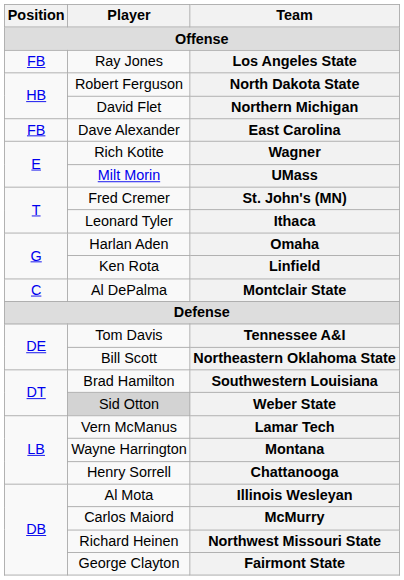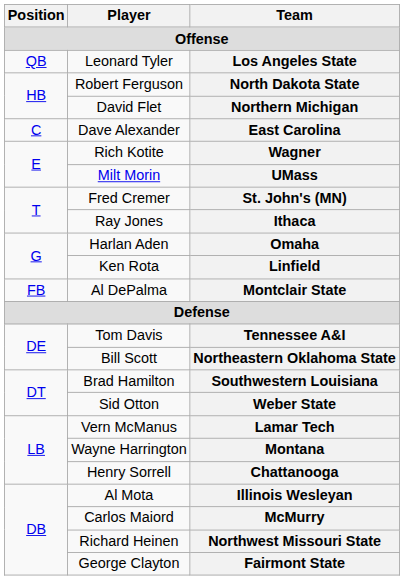(36, 61) FB -> (36, 61) QB
(129, 61) Ray Jones -> (129, 61) Leonard Tyler
(36, 130) FB -> (36, 130) C
(129, 221) Leonard Tyler -> (129, 221) Ray Jones
(36, 289) C -> (36, 289) FB
(129, 404) lightgrey background -> (129, 404) no background
